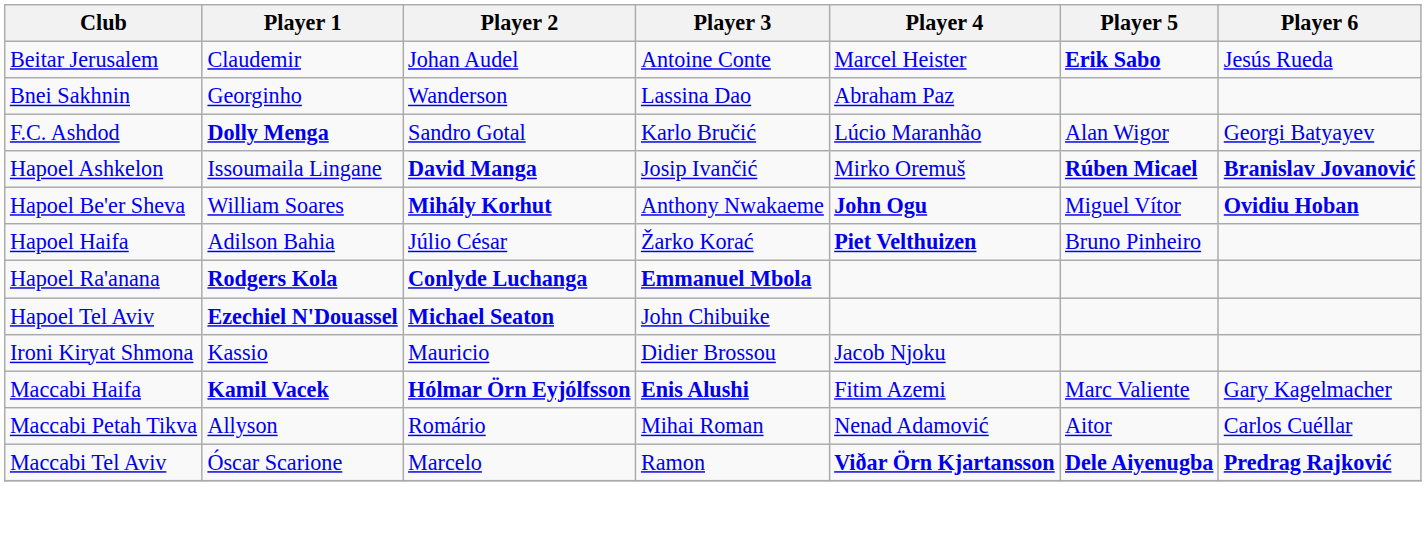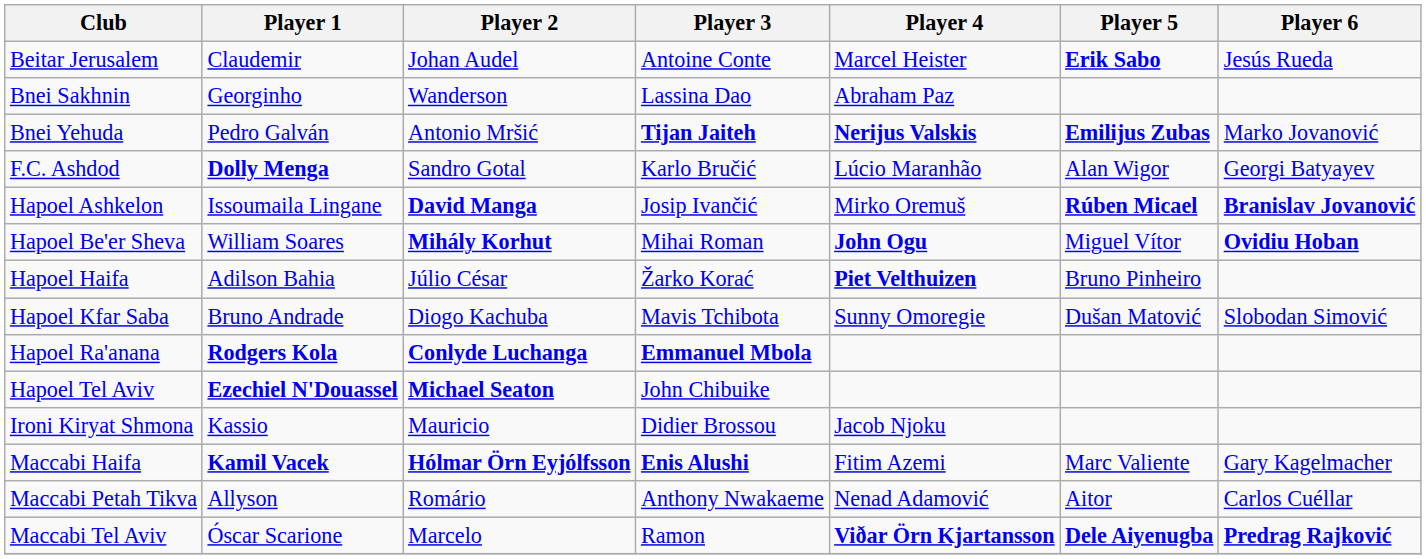+ row: (67, 132)
(732, 205) Anthony Nwakaeme -> (702, 242) Mihai Roman
+ row: (89, 315)
(702, 425) Mihai Roman -> (732, 498) Anthony Nwakaeme
